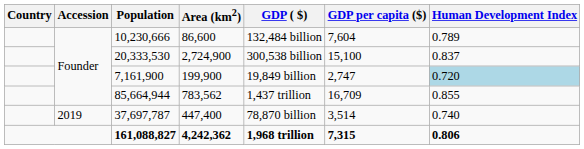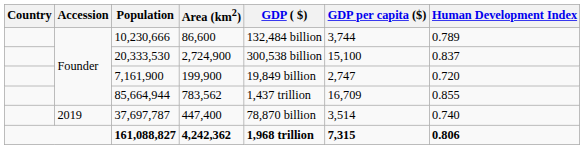(342, 37) 7,604 -> (342, 37) 3,744
(446, 76) lightblue background -> (446, 76) no background
